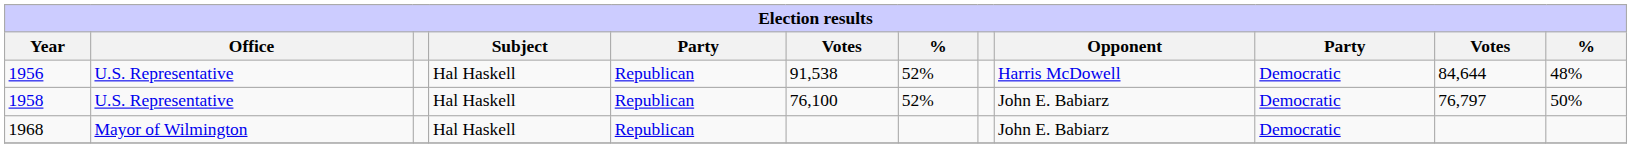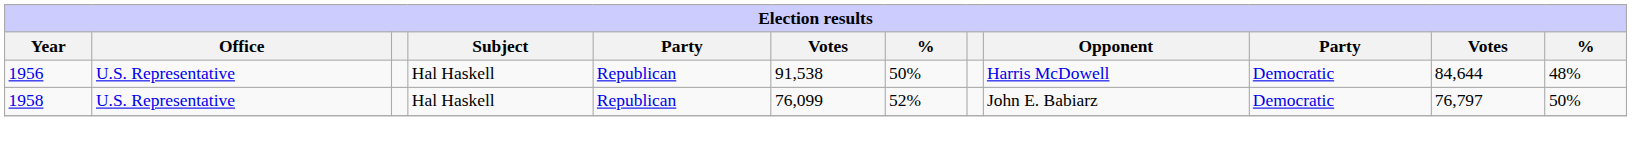(918, 73) 52% -> (905, 73) 50%
(814, 101) 76,100 -> (799, 101) 76,099
- row: (26, 128)
